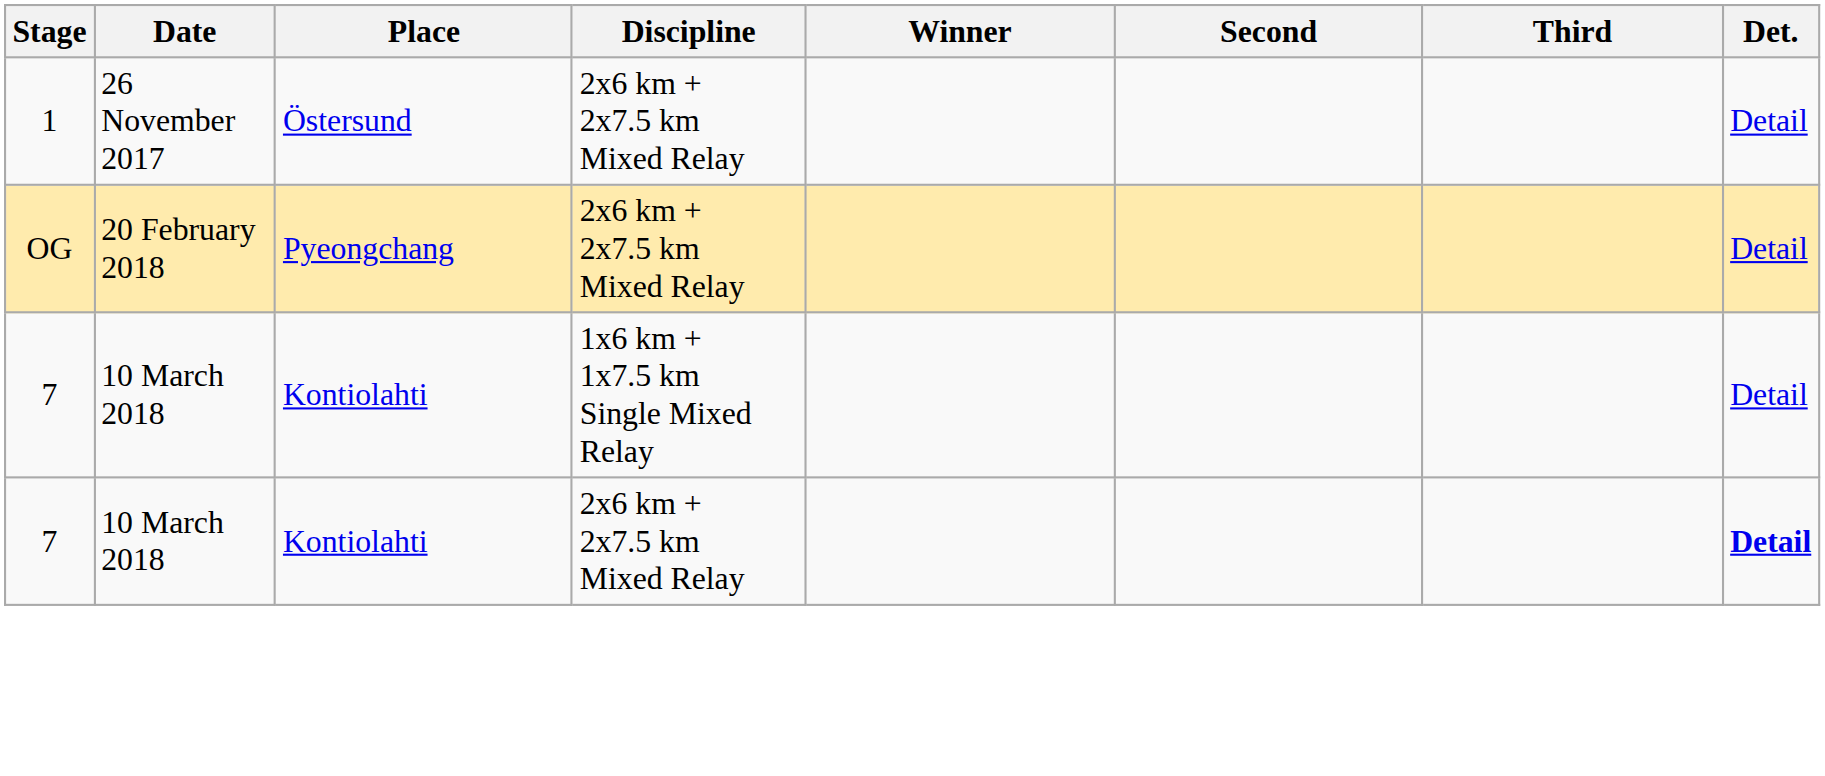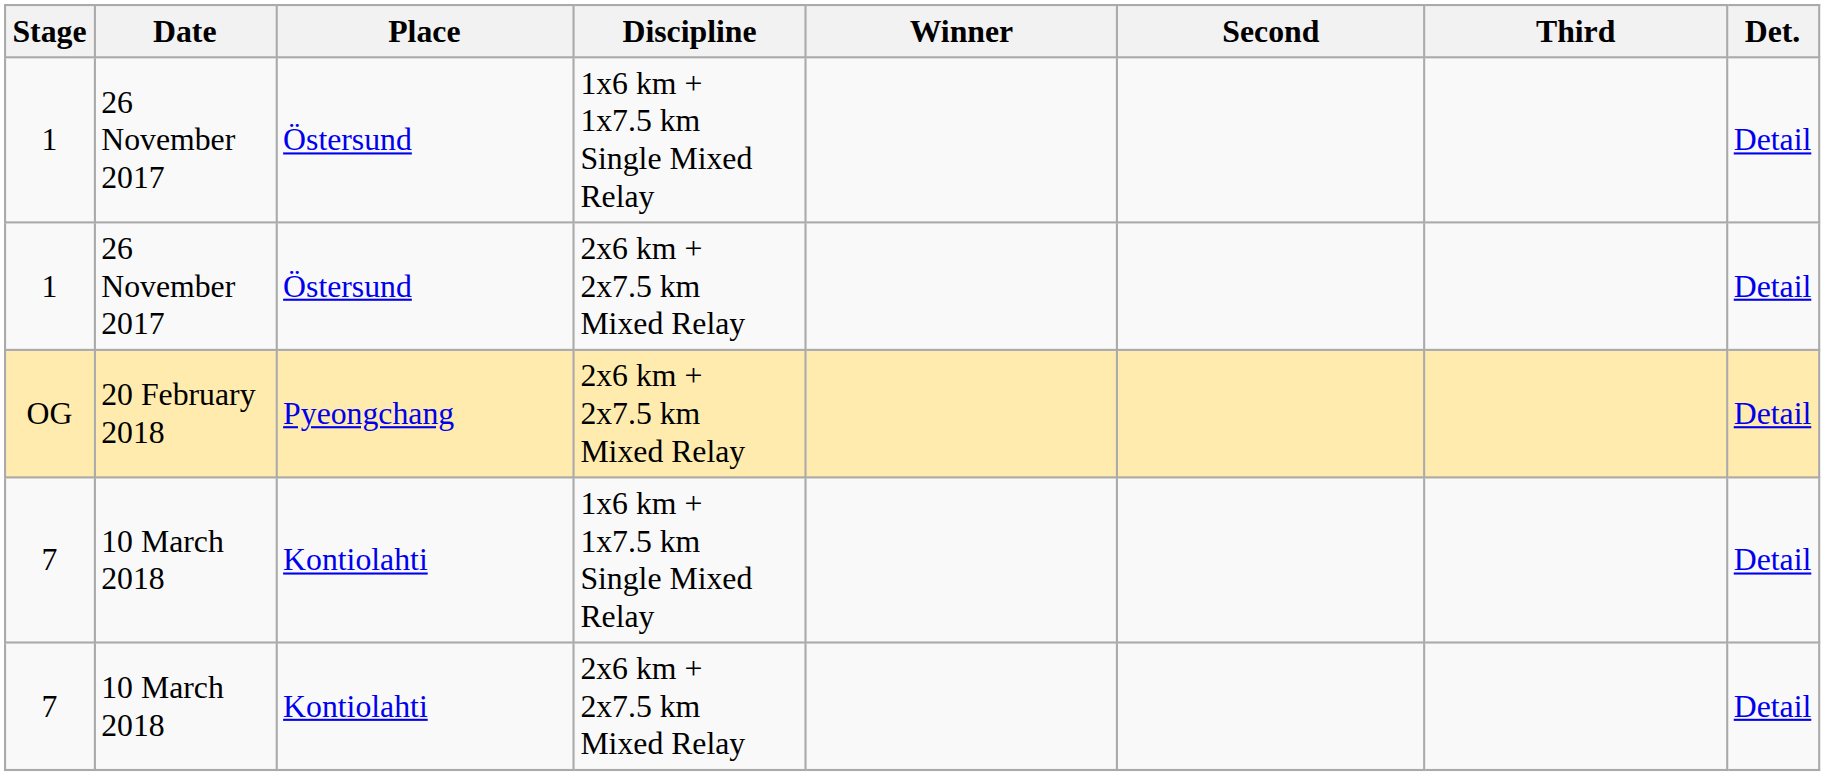+ row: (49, 139)
(1771, 541) bold -> (1773, 706) normal
